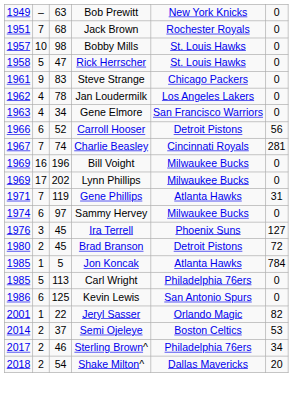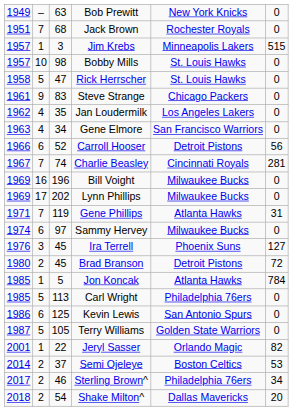+ row: (111, 46)
(61, 96) 78 -> (61, 113) 35
+ row: (111, 331)
